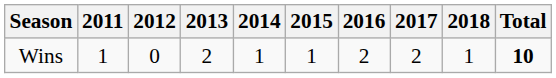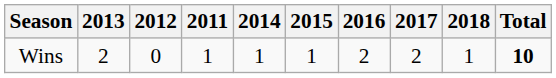columns swapped: (103, 21) <-> (207, 21)
